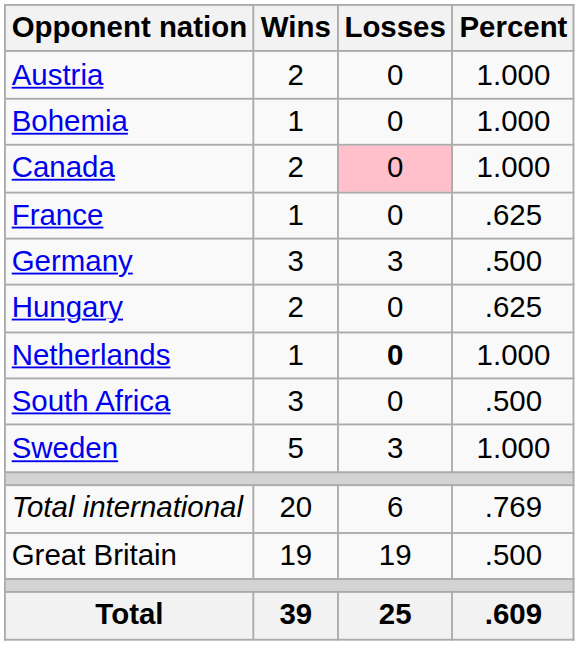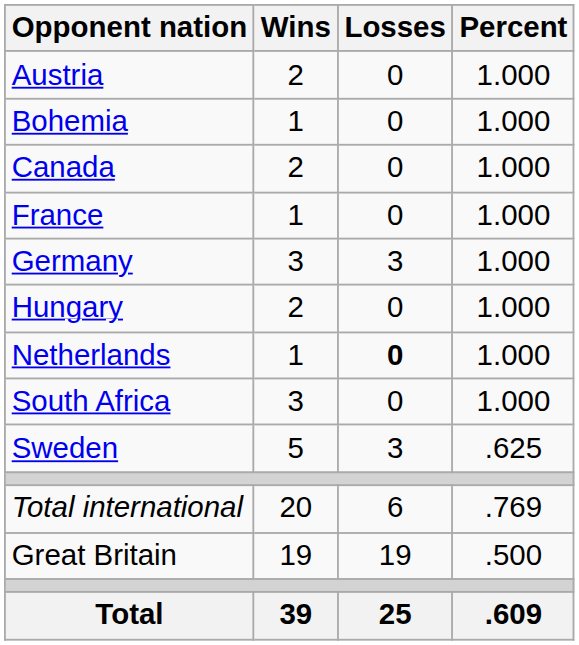(395, 167) pink background -> (395, 167) no background
(513, 214) .625 -> (513, 214) 1.000
(513, 261) .500 -> (513, 261) 1.000
(513, 307) .625 -> (513, 307) 1.000
(513, 401) .500 -> (513, 401) 1.000
(513, 448) 1.000 -> (513, 448) .625
